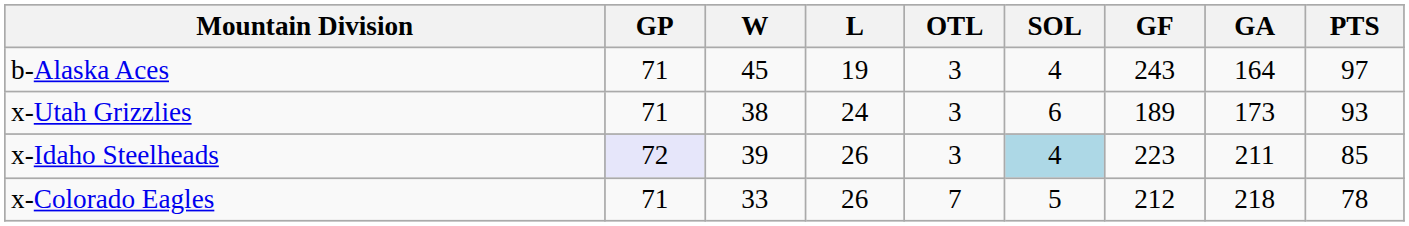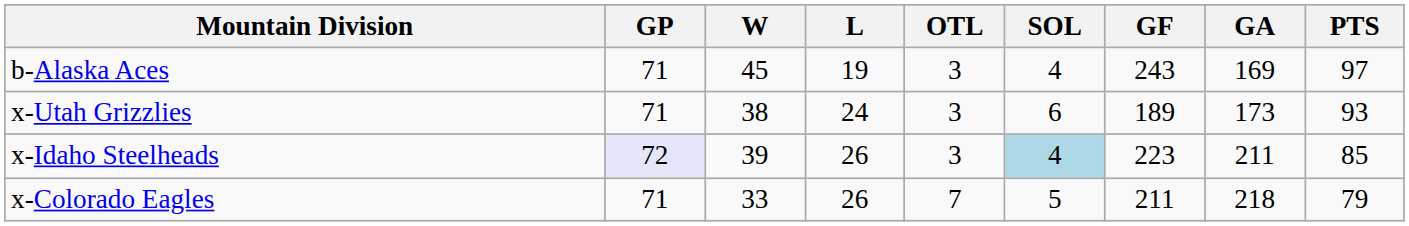(1255, 69) 164 -> (1255, 69) 169
(1155, 198) 212 -> (1155, 198) 211
(1355, 198) 78 -> (1355, 198) 79
